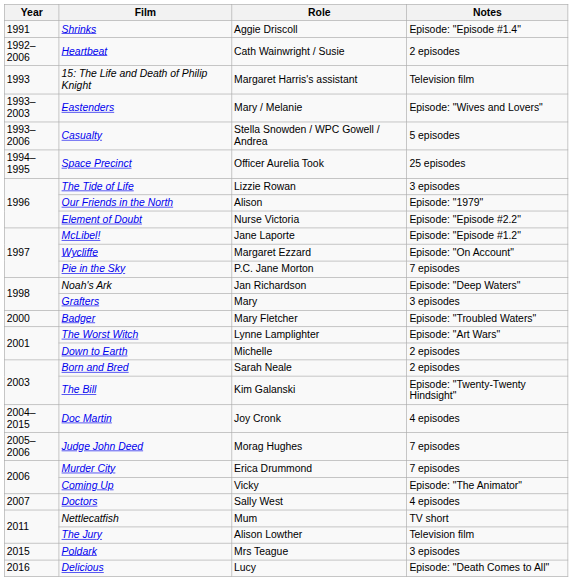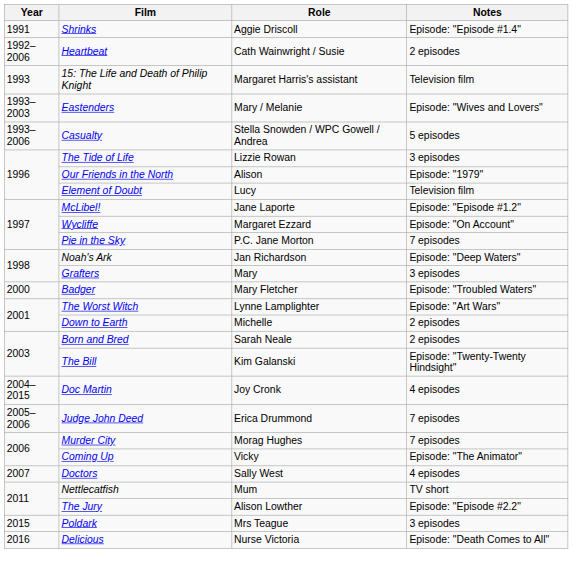- row: (97, 164)
(267, 219) Nurse Victoria -> (245, 191) Lucy
(465, 219) Episode: "Episode #2.2" -> (442, 191) Television film
(268, 446) Morag Hughes -> (273, 418) Erica Drummond
(273, 469) Erica Drummond -> (268, 441) Morag Hughes
(442, 535) Television film -> (465, 506) Episode: "Episode #2.2"
(245, 568) Lucy -> (267, 539) Nurse Victoria
